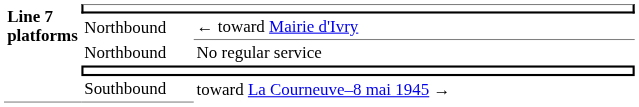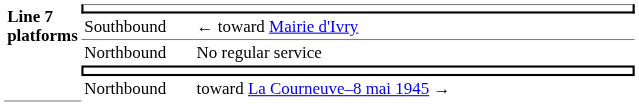(125, 26) Northbound -> (125, 26) Southbound
(125, 88) Southbound -> (125, 88) Northbound
